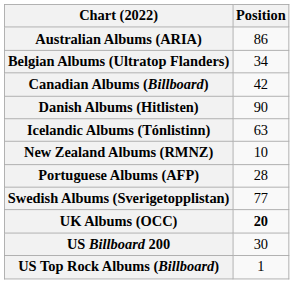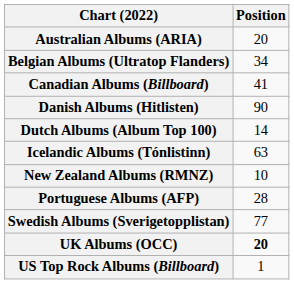(261, 38) 86 -> (261, 38) 20
(261, 84) 42 -> (261, 84) 41
+ row: (119, 130)
- row: (119, 244)
